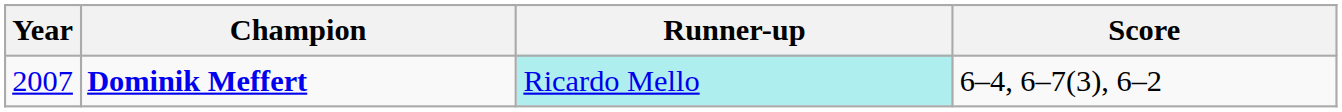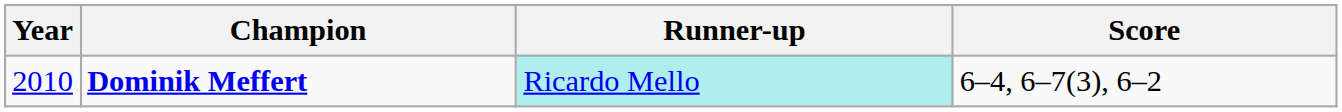(43, 80) 2007 -> (43, 80) 2010
